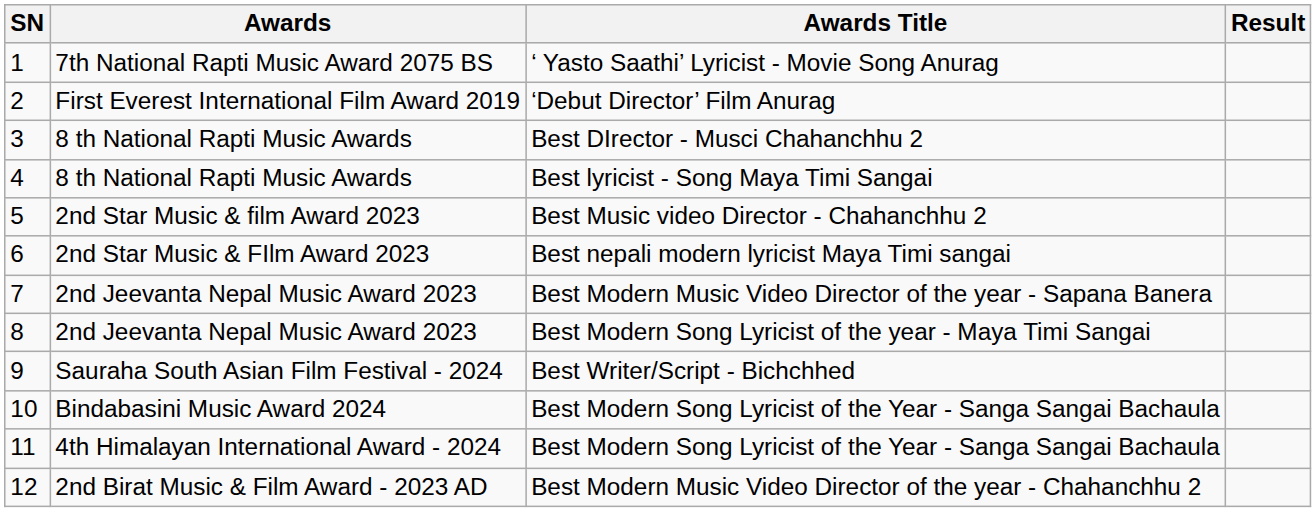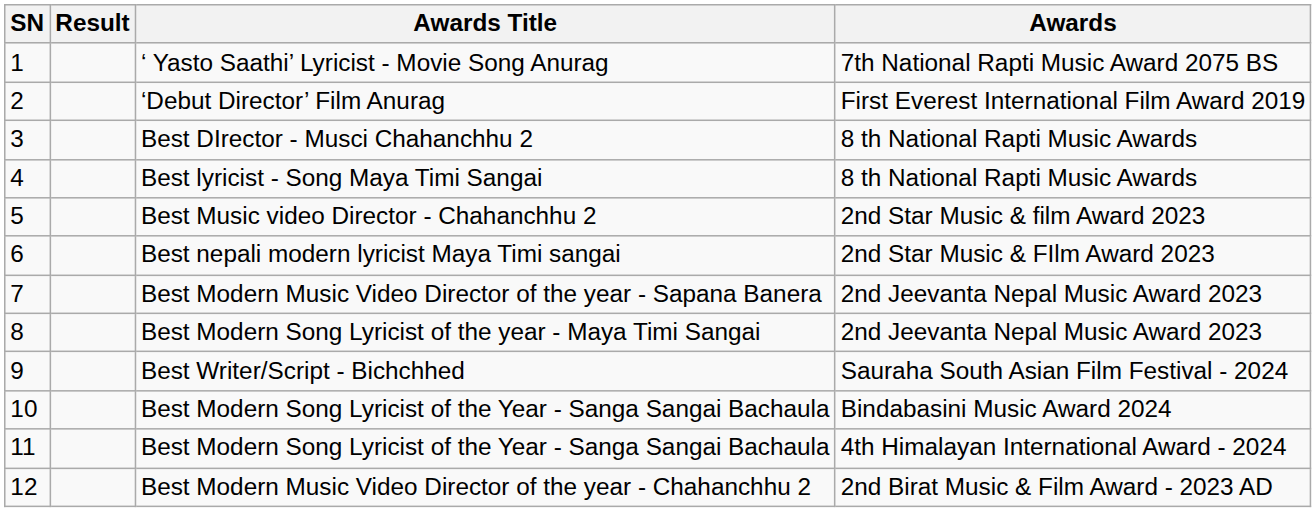columns swapped: (288, 23) <-> (1268, 23)
